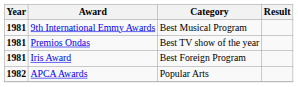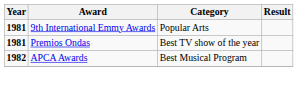(203, 27) Best Musical Program -> (184, 27) Popular Arts
- row: (51, 58)
(184, 74) Popular Arts -> (203, 58) Best Musical Program
